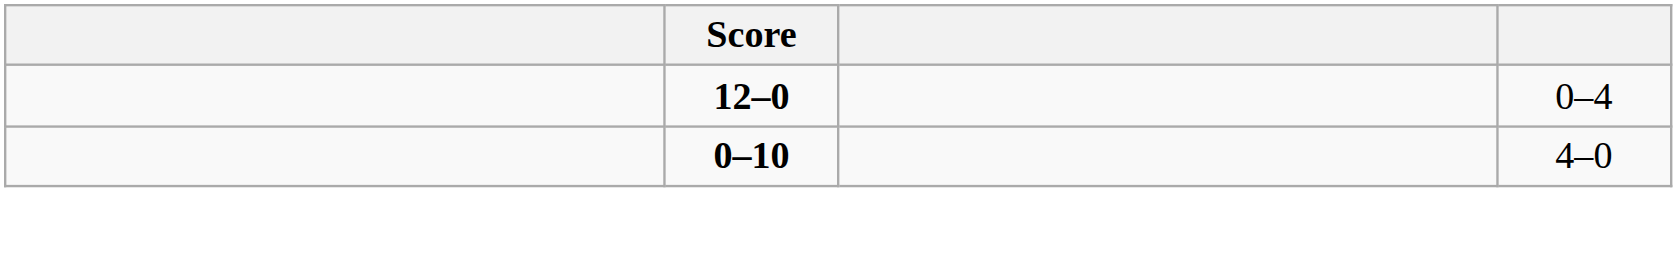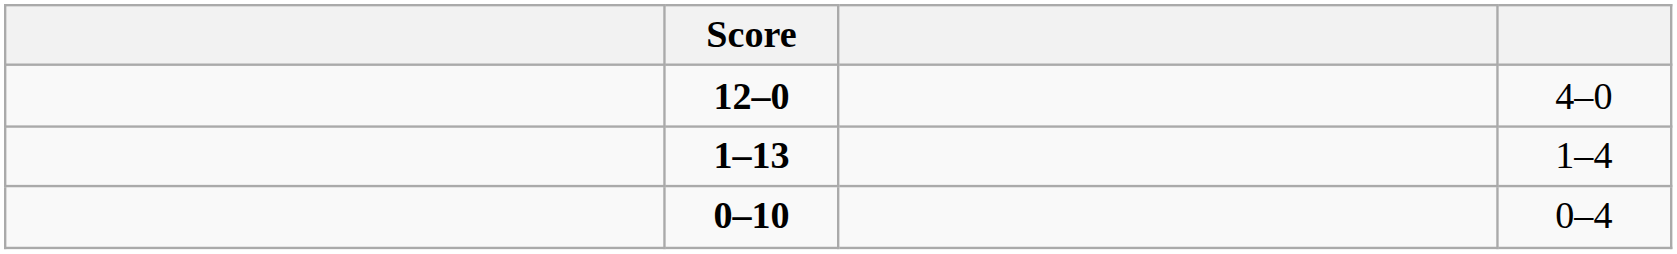(1584, 95) 0–4 -> (1584, 95) 4–0
+ row: (751, 155)
(1584, 155) 4–0 -> (1584, 215) 0–4
